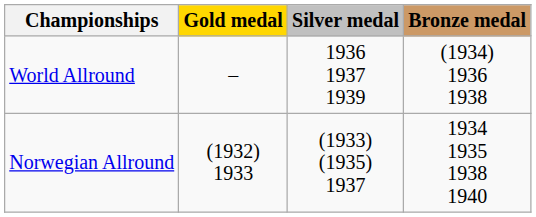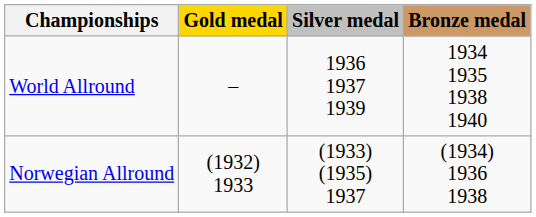(467, 74) (1934) 1936 1938 -> (467, 85) 1934 1935 1938 1940
(467, 162) 1934 1935 1938 1940 -> (467, 173) (1934) 1936 1938
